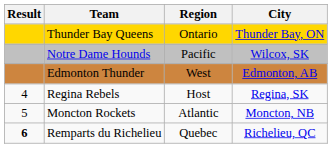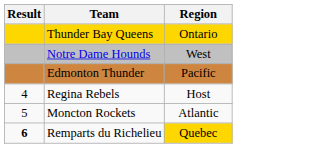- column: (280, 14)
(198, 53) Pacific -> (198, 53) West
(198, 73) West -> (198, 73) Pacific
(198, 133) no background -> (198, 133) gold background
